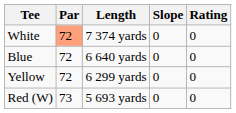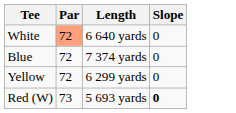- column: (208, 14)
(116, 35) 7 374 yards -> (116, 35) 6 640 yards
(116, 56) 6 640 yards -> (116, 56) 7 374 yards
(156, 98) normal -> (156, 98) bold
